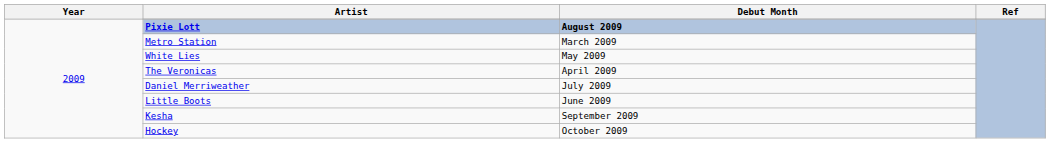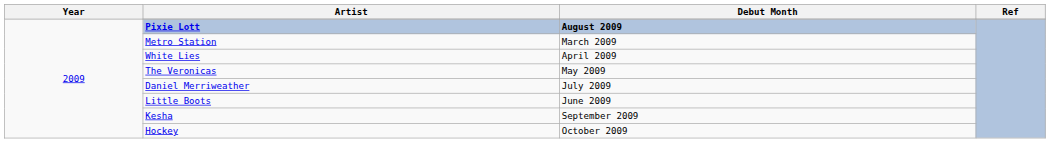(584, 56) May 2009 -> (589, 56) April 2009
(589, 71) April 2009 -> (584, 71) May 2009
